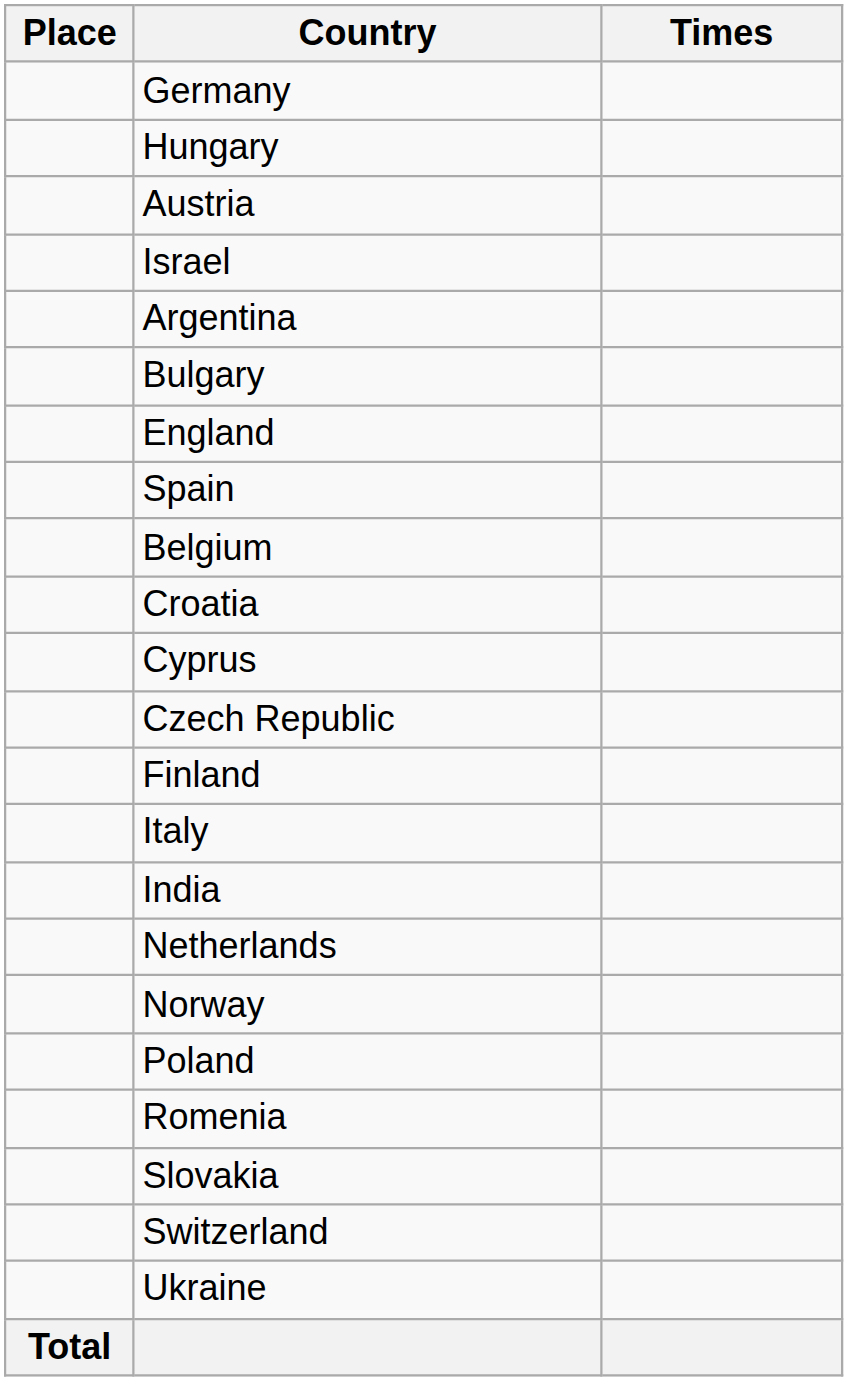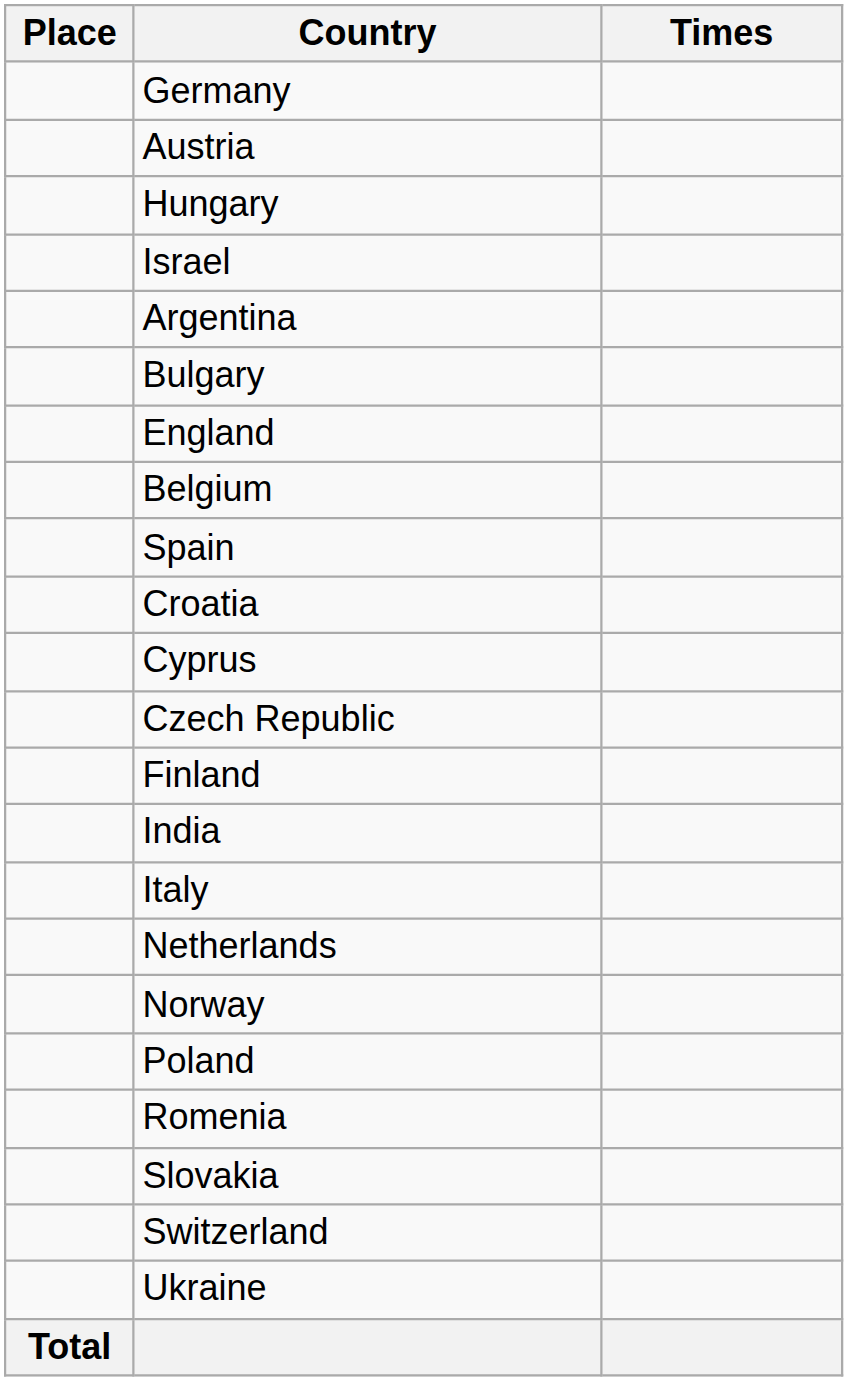rows swapped: (211, 147) <-> (199, 204)
rows swapped: (189, 489) <-> (208, 546)
rows swapped: (182, 889) <-> (176, 832)
